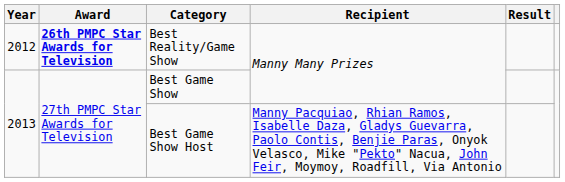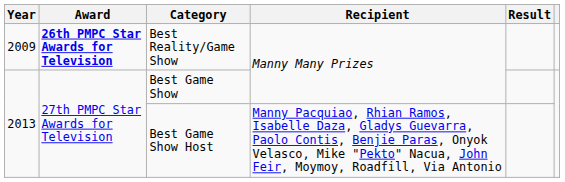(22, 47) 2012 -> (22, 47) 2009
